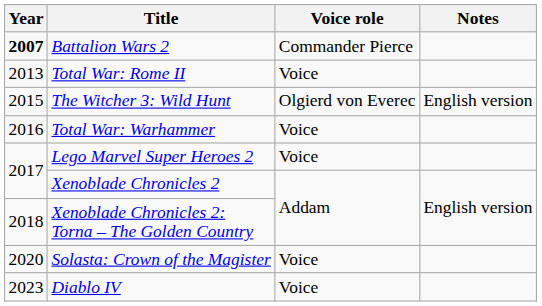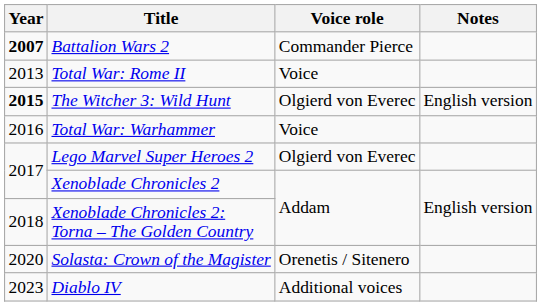(26, 101) normal -> (26, 101) bold
(299, 156) Voice -> (347, 156) Olgierd von Everec
(299, 259) Voice -> (344, 259) Orenetis / Sitenero
(299, 286) Voice -> (341, 286) Additional voices
